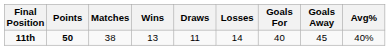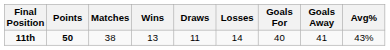(322, 38) 45 -> (322, 38) 41
(364, 38) 40% -> (364, 38) 43%
